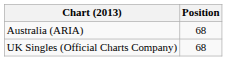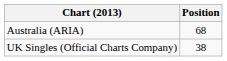(201, 47) 68 -> (201, 47) 38
